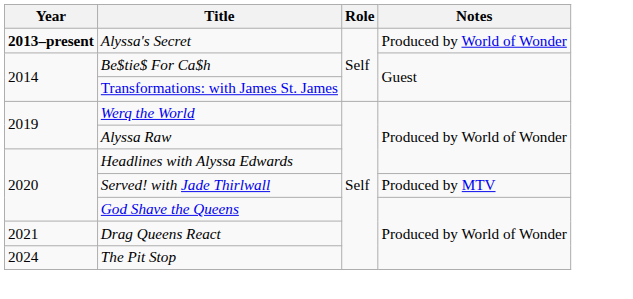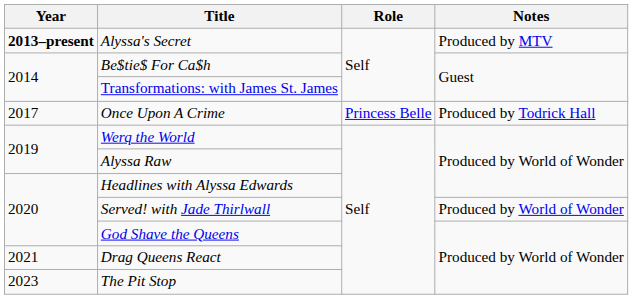(474, 40) Produced by World of Wonder -> (496, 40) Produced by MTV
+ row: (163, 112)
(439, 185) Produced by MTV -> (531, 209) Produced by World of Wonder
(23, 257) 2024 -> (23, 281) 2023
